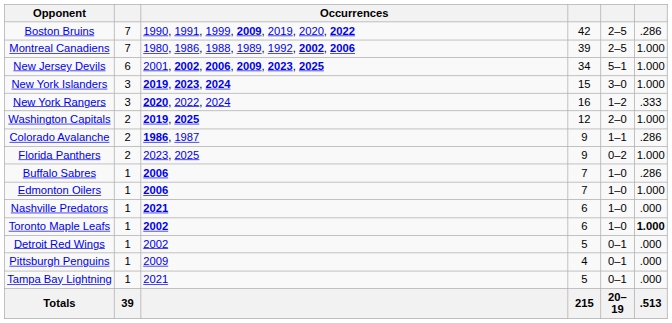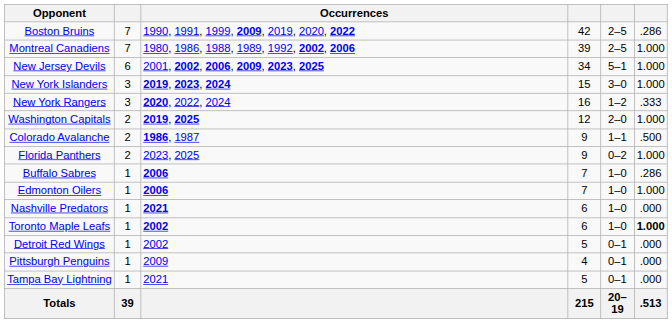(651, 137) .286 -> (651, 137) .500
